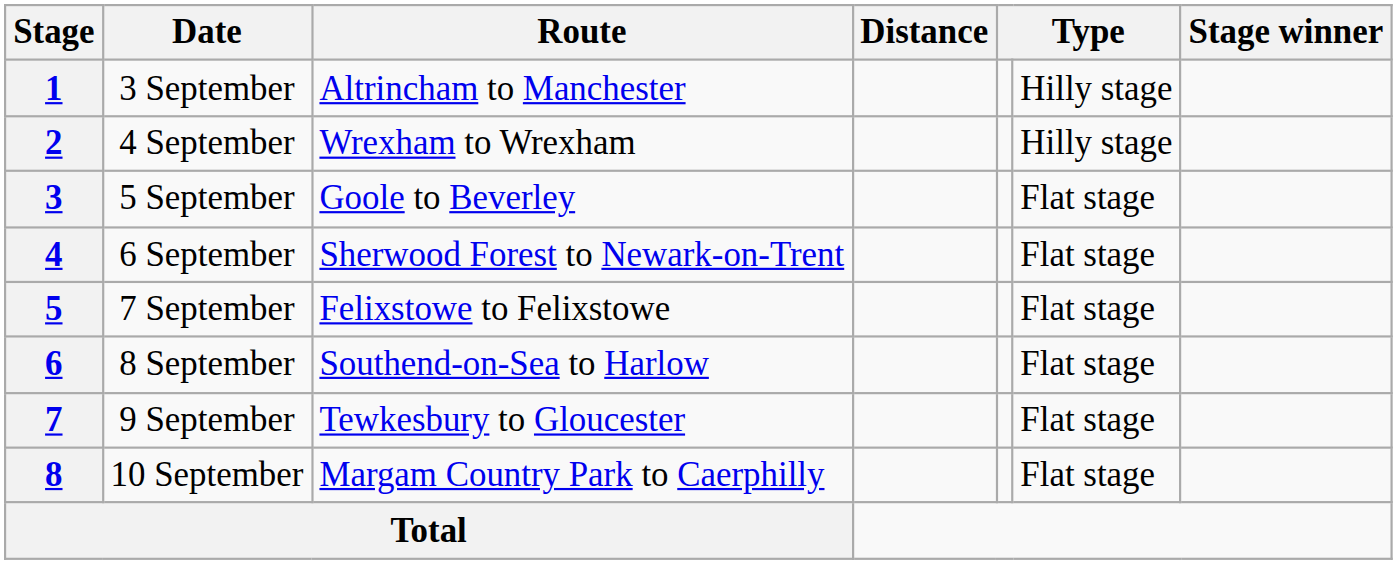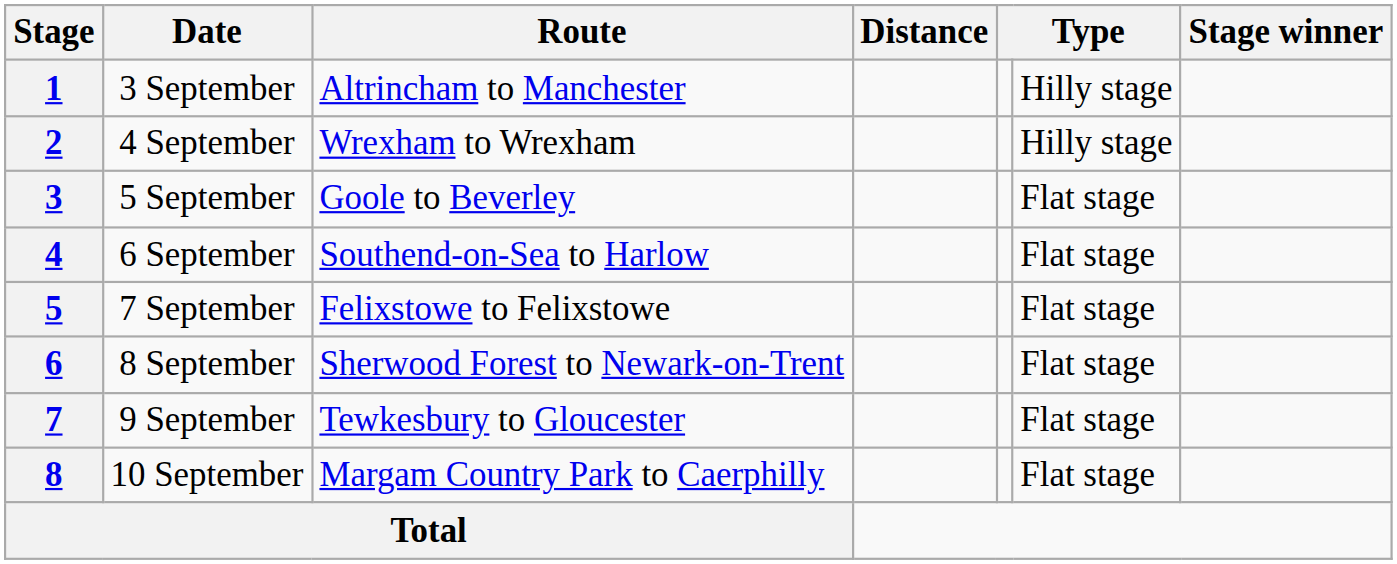(582, 253) Sherwood Forest to Newark-on-Trent -> (514, 253) Southend-on-Sea to Harlow
(514, 364) Southend-on-Sea to Harlow -> (582, 364) Sherwood Forest to Newark-on-Trent
